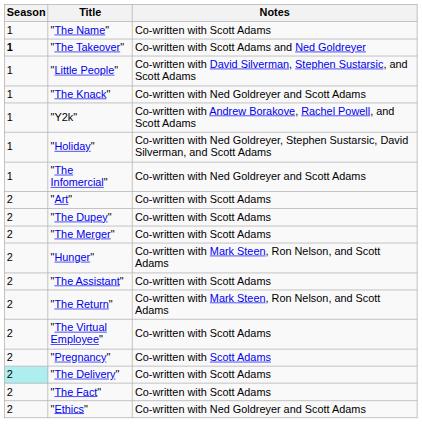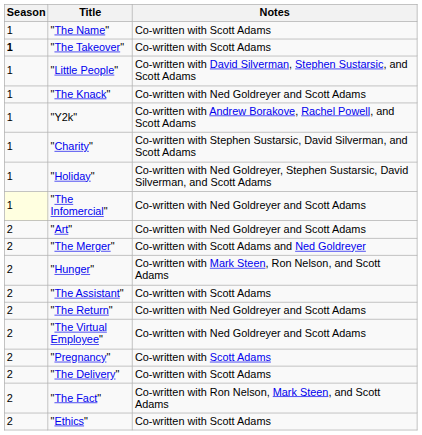(250, 47) Co-written with Scott Adams and Ned Goldreyer -> (203, 47) Co-written with Scott Adams
+ row: (72, 147)
(10, 176) no background -> (10, 206) lightyellow background
(203, 200) Co-written with Scott Adams -> (250, 229) Co-written with Ned Goldreyer and Scott Adams
- row: (81, 217)
(203, 234) Co-written with Scott Adams -> (250, 246) Co-written with Scott Adams and Ned Goldreyer
(258, 304) Co-written with Mark Steen, Ron Nelson, and Scott Adams -> (250, 310) Co-written with Ned Goldreyer and Scott Adams
(203, 334) Co-written with Scott Adams -> (250, 334) Co-written with Ned Goldreyer and Scott Adams
(10, 374) paleturquoise background -> (10, 374) no background
(203, 392) Co-written with Scott Adams -> (258, 398) Co-written with Ron Nelson, Mark Steen, and Scott Adams
(250, 409) Co-written with Ned Goldreyer and Scott Adams -> (203, 421) Co-written with Scott Adams
